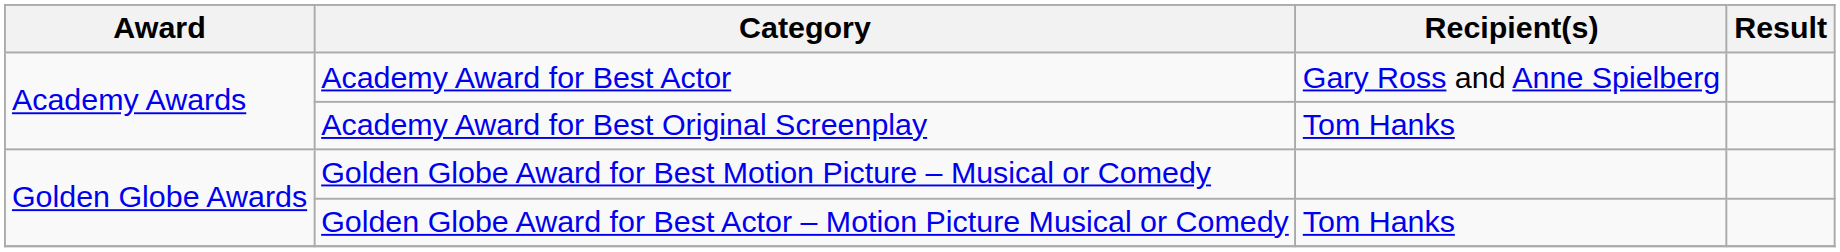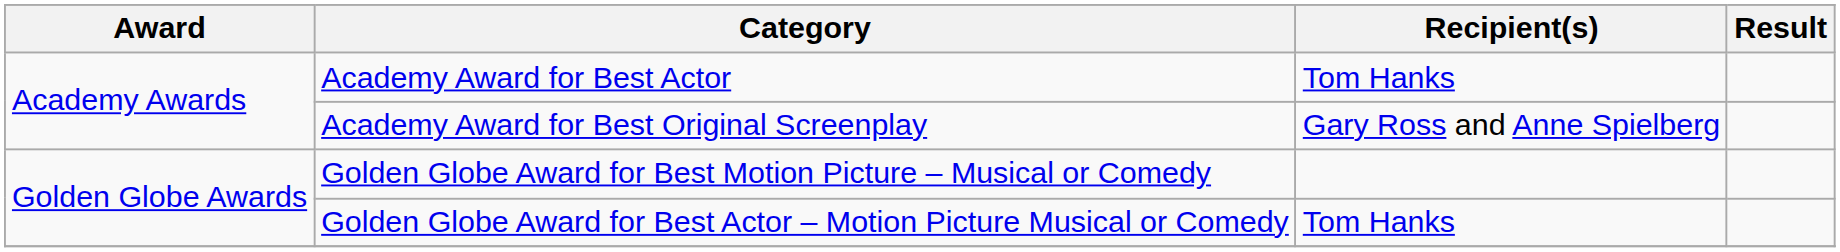(1512, 76) Gary Ross and Anne Spielberg -> (1379, 76) Tom Hanks
(1379, 125) Tom Hanks -> (1512, 125) Gary Ross and Anne Spielberg
